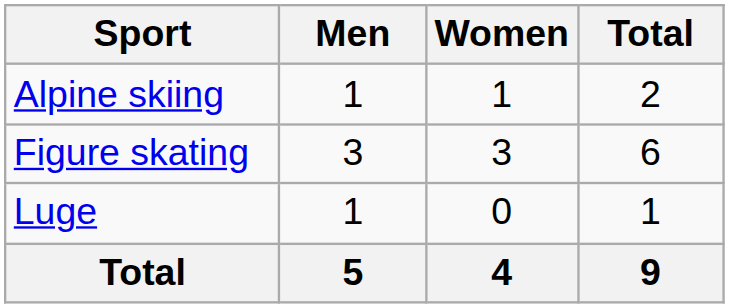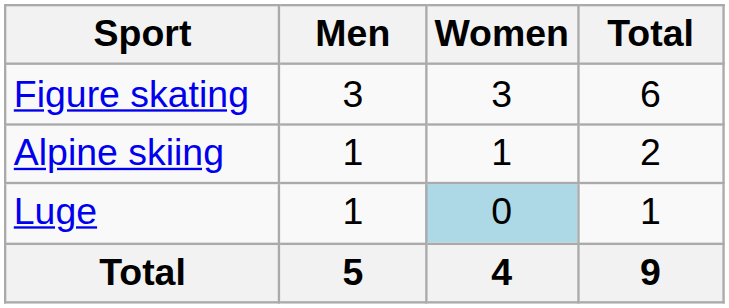rows swapped: (119, 93) <-> (131, 152)
(502, 212) no background -> (502, 212) lightblue background
